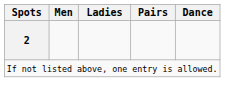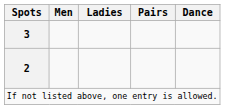+ row: (27, 35)
